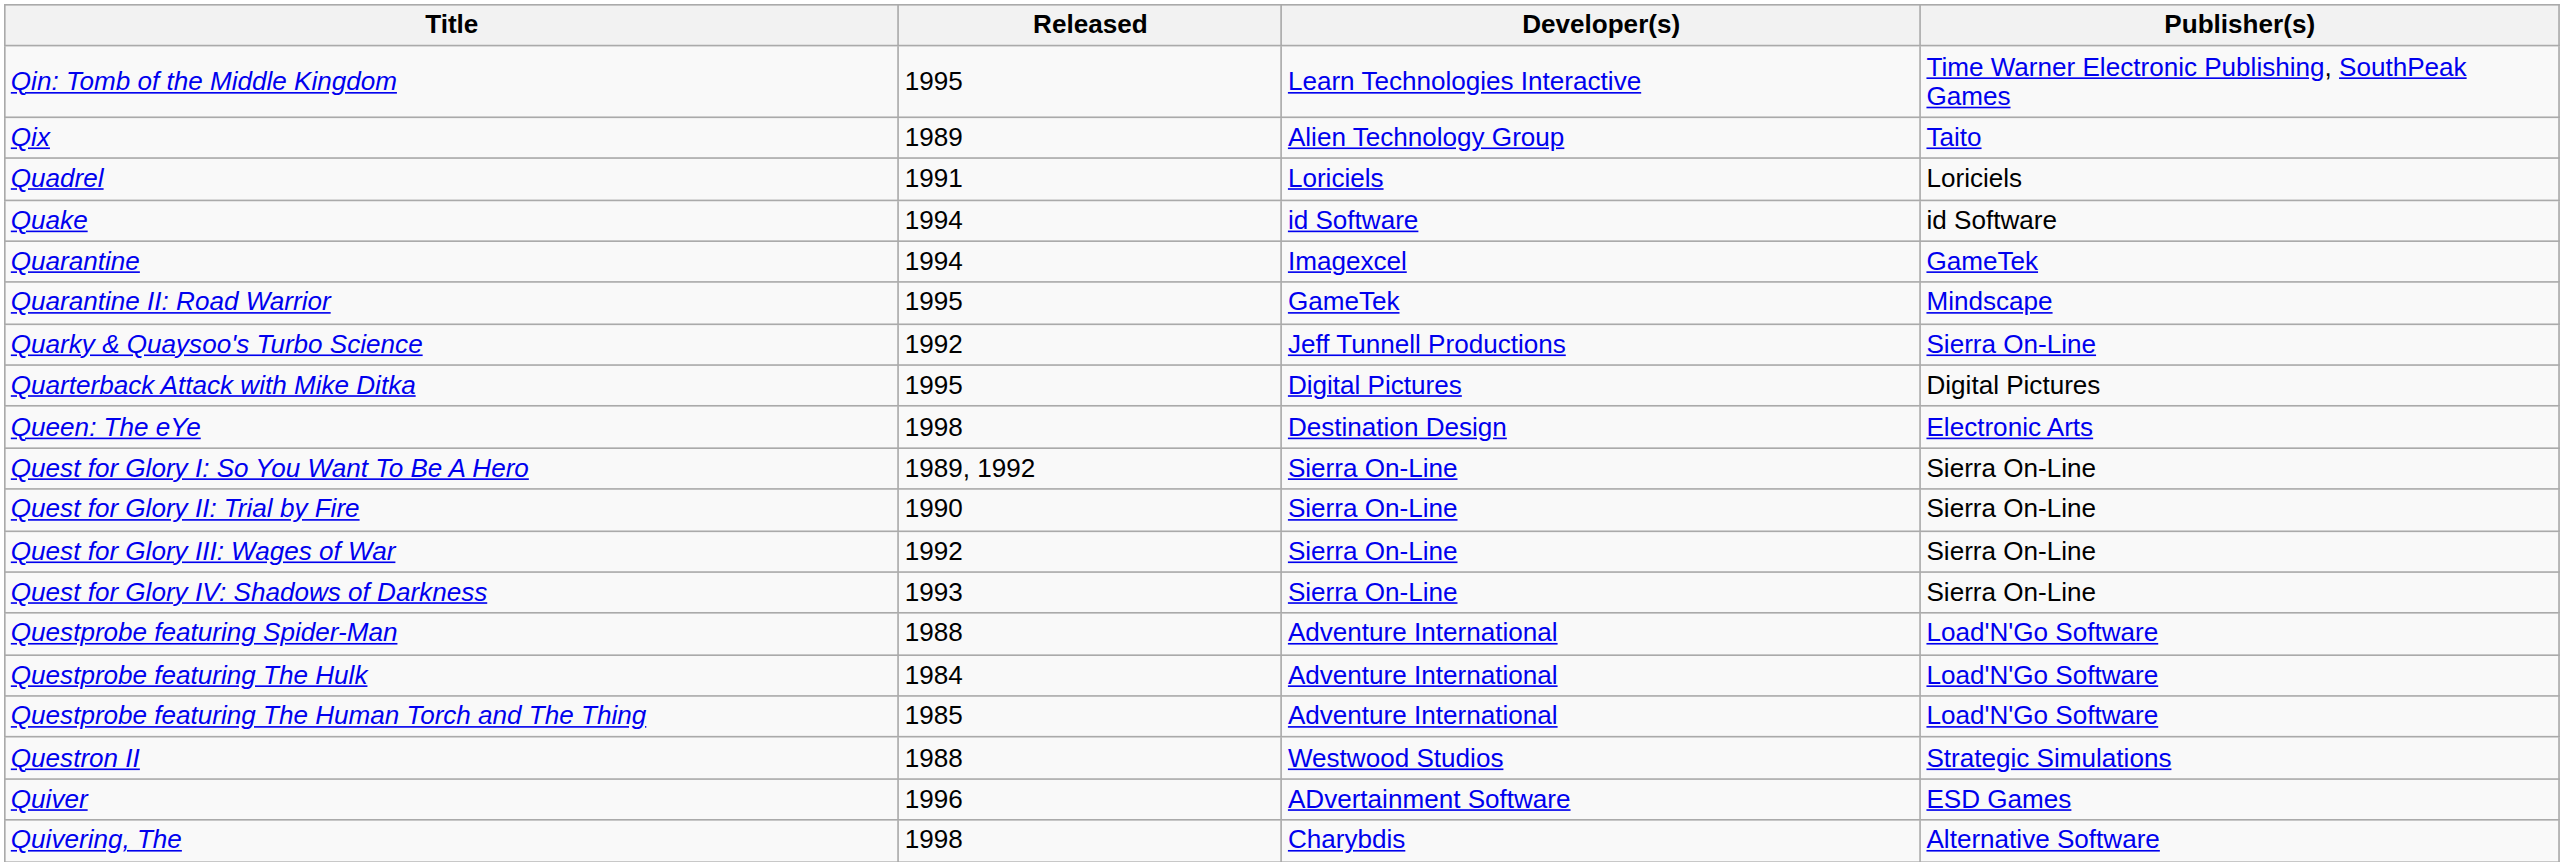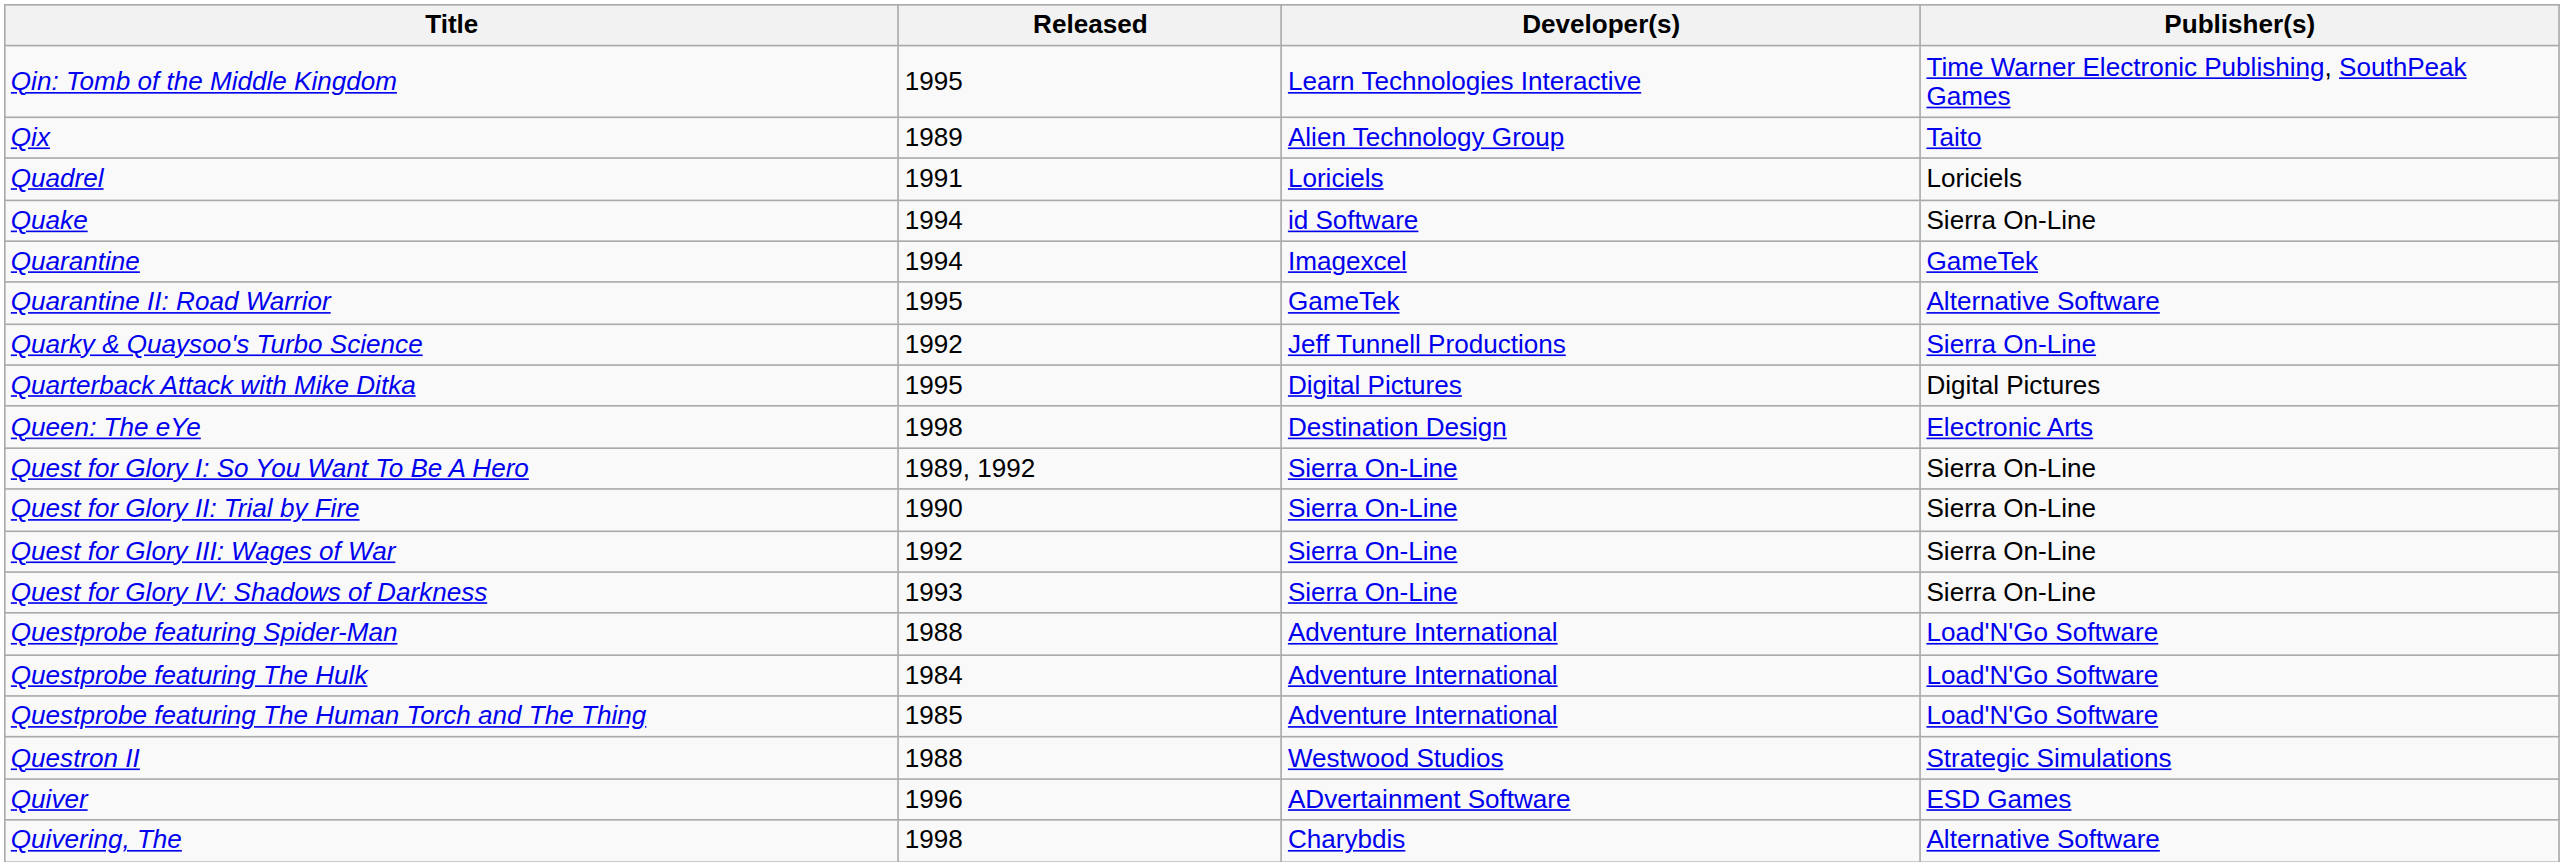(1992, 219) id Software -> (2011, 219) Sierra On-Line
(1990, 302) Mindscape -> (2043, 302) Alternative Software
